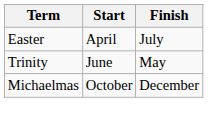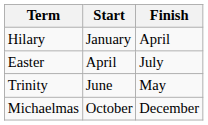+ row: (26, 39)
